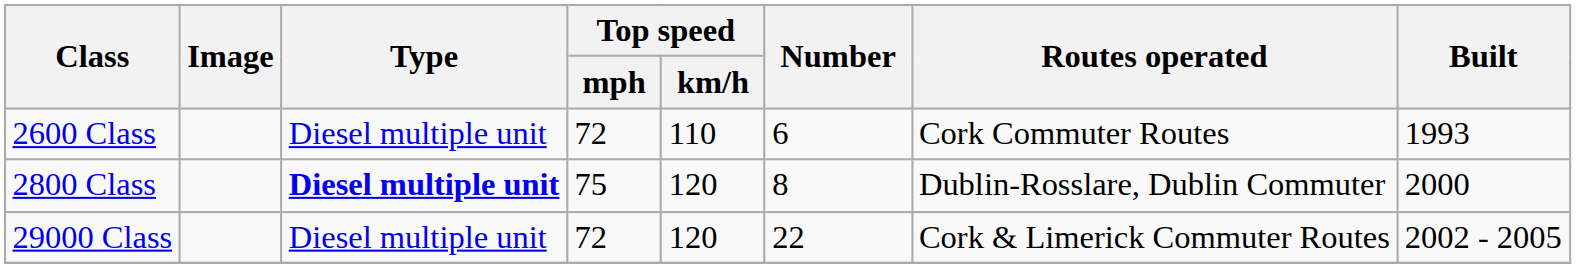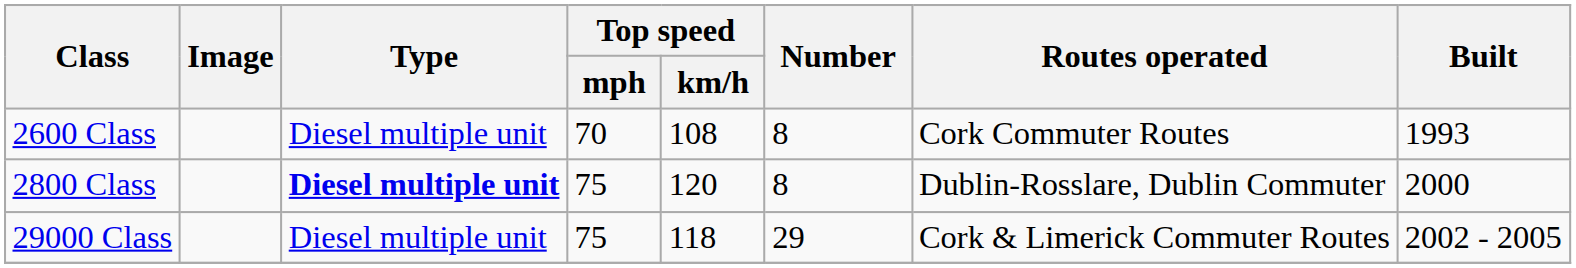(591, 133) 72 -> (591, 133) 70
(693, 133) 110 -> (693, 133) 108
(780, 133) 6 -> (780, 133) 8
(591, 236) 72 -> (591, 236) 75
(693, 236) 120 -> (693, 236) 118
(788, 236) 22 -> (788, 236) 29
